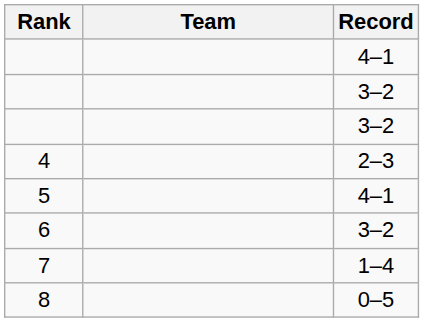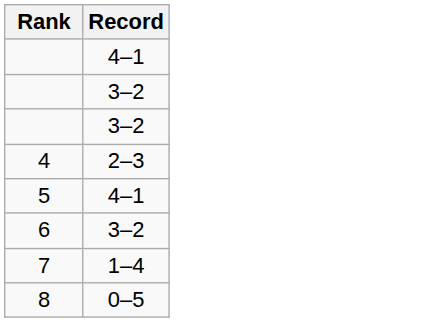- column: (208, 21)
